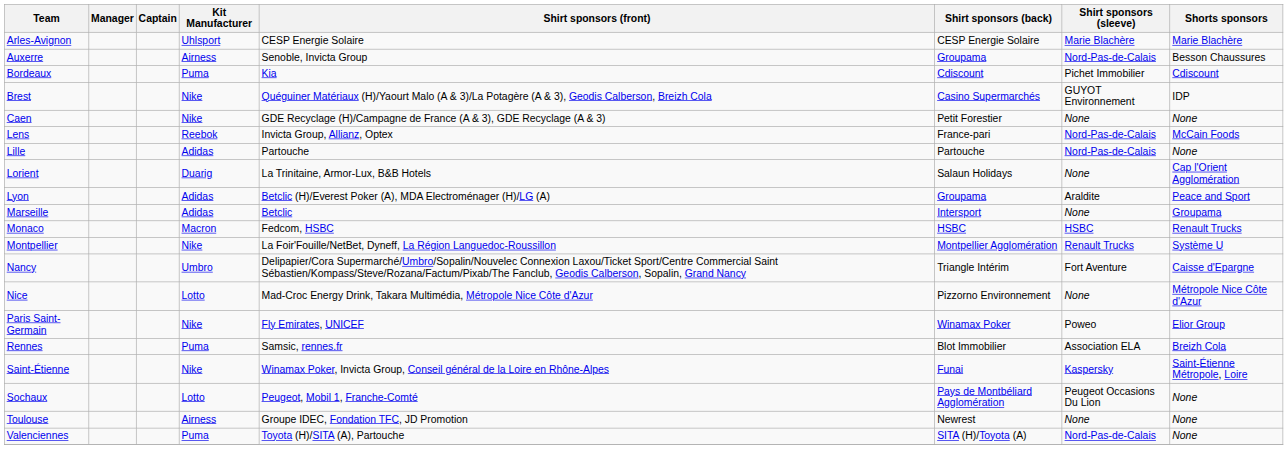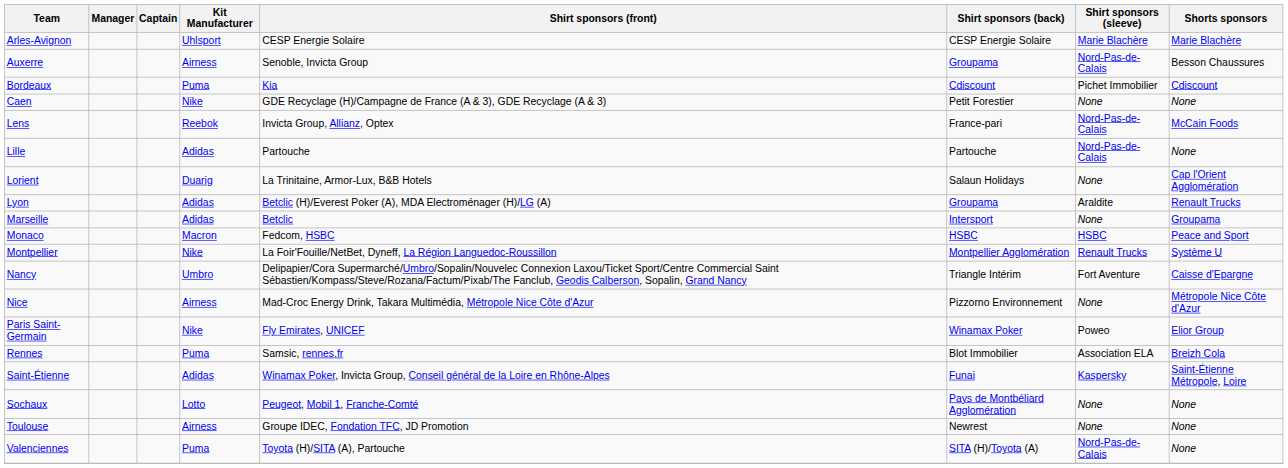- row: (19, 96)
(1211, 196) Peace and Sport -> (1206, 203) Renault Trucks
(1207, 229) Renault Trucks -> (1210, 236) Peace and Sport
(193, 296) Lotto -> (199, 303) Airness
(192, 369) Nike -> (198, 376) Adidas
(1110, 397) Peugeot Occasions Du Lion -> (1090, 404) None
